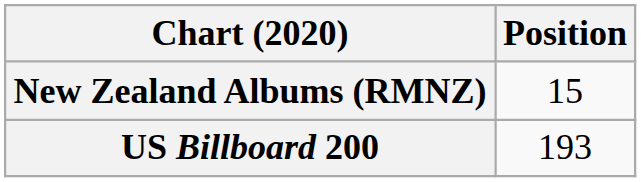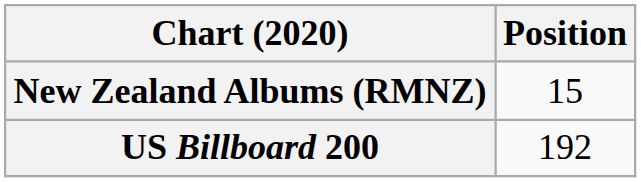(565, 147) 193 -> (565, 147) 192
